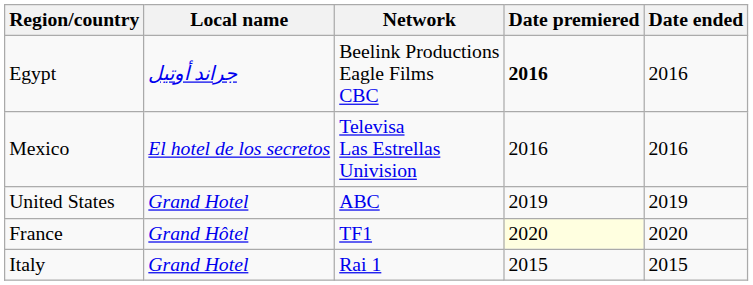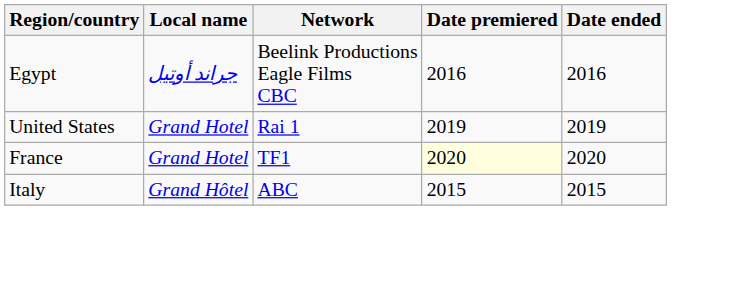(528, 73) bold -> (446, 73) normal
- row: (39, 148)
(359, 202) ABC -> (278, 126) Rai 1
(198, 233) Grand Hôtel -> (198, 158) Grand Hotel
(198, 264) Grand Hotel -> (198, 189) Grand Hôtel
(360, 264) Rai 1 -> (278, 189) ABC
